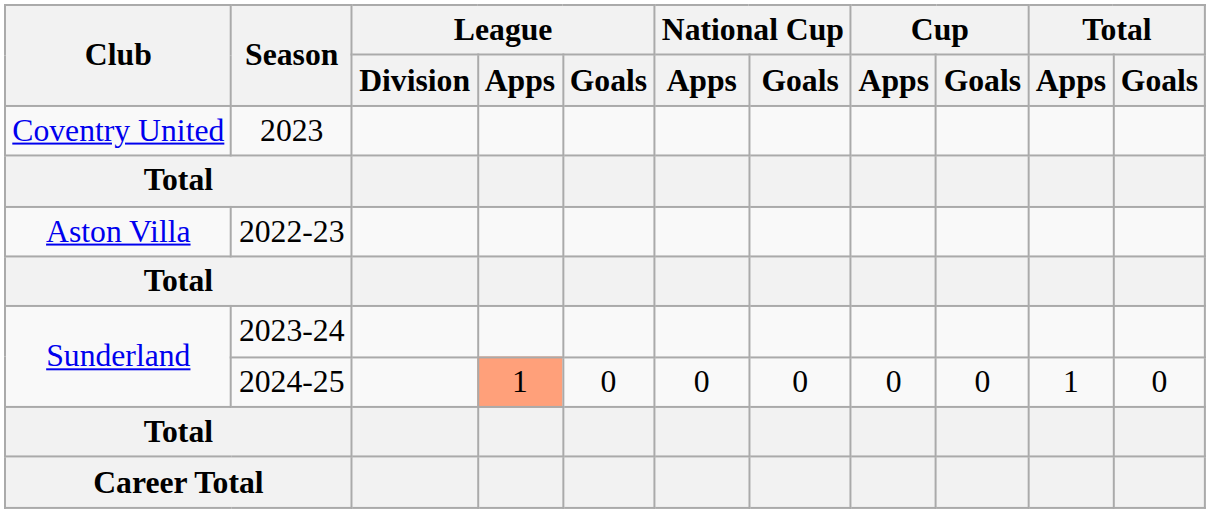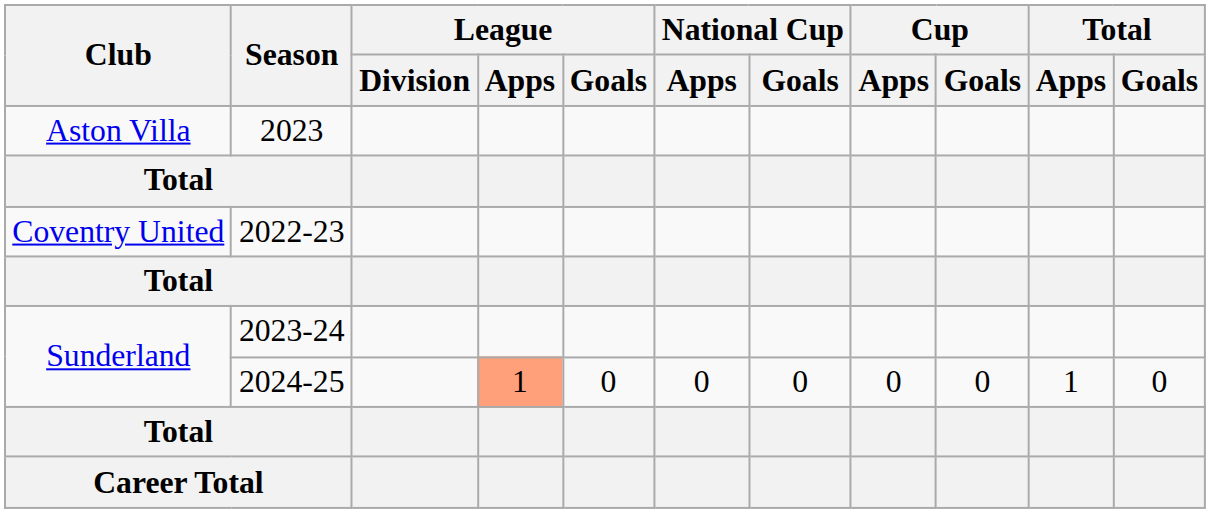(118, 130) Coventry United -> (118, 130) Aston Villa
(118, 230) Aston Villa -> (118, 230) Coventry United
